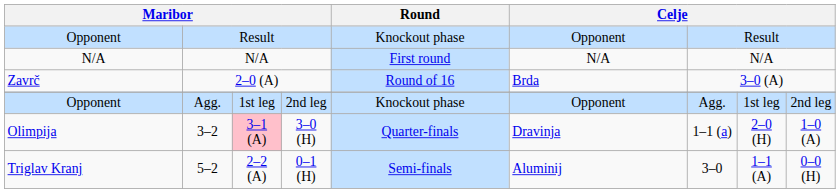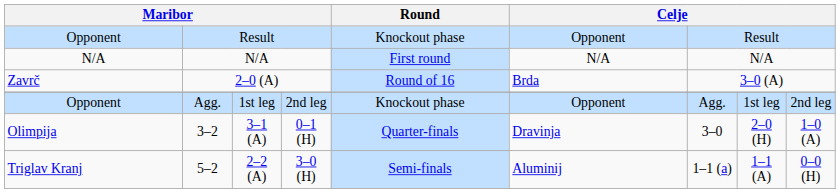(257, 132) pink background -> (257, 132) no background
(306, 132) 3–0 (H) -> (306, 132) 0–1 (H)
(712, 132) 1–1 (a) -> (712, 132) 3–0
(306, 169) 0–1 (H) -> (306, 169) 3–0 (H)
(712, 169) 3–0 -> (712, 169) 1–1 (a)
